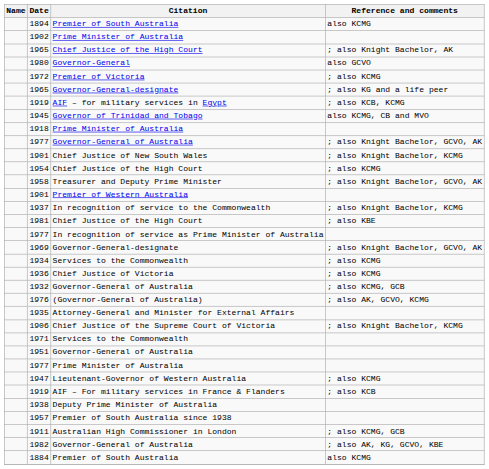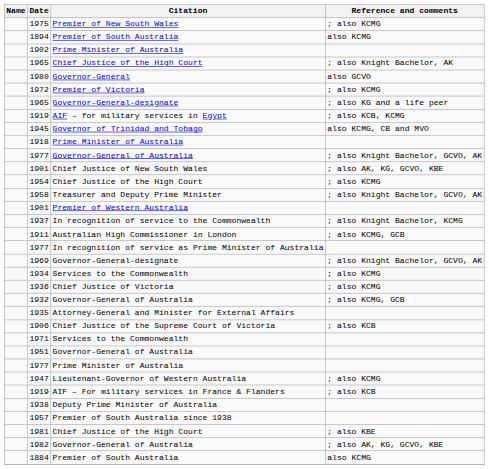+ row: (39, 24)
(395, 155) ; also Knight Bachelor, KCMG -> (385, 169) ; also AK, KG, GCVO, KBE
rows swapped: (39, 221) <-> (39, 431)
- row: (39, 300)
(395, 326) ; also Knight Bachelor, KCMG -> (351, 326) ; also KCB
